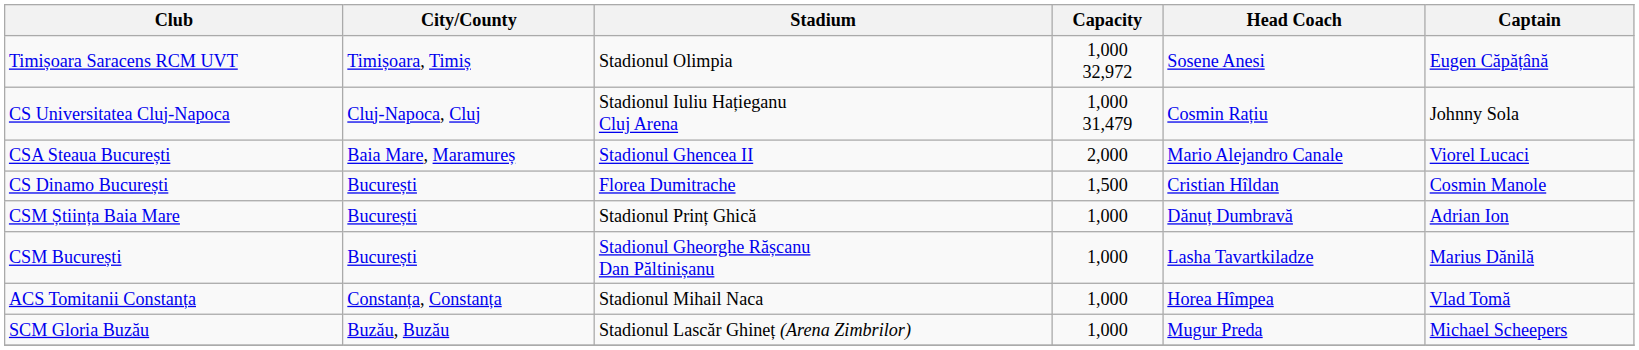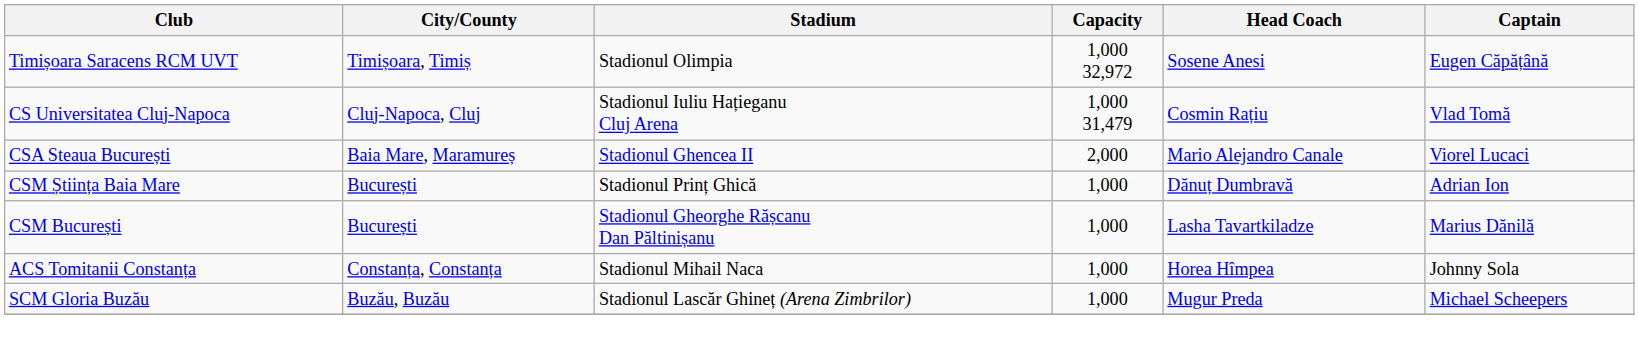(1474, 113) Johnny Sola -> (1470, 113) Vlad Tomă
- row: (89, 185)
(1470, 298) Vlad Tomă -> (1474, 268) Johnny Sola
